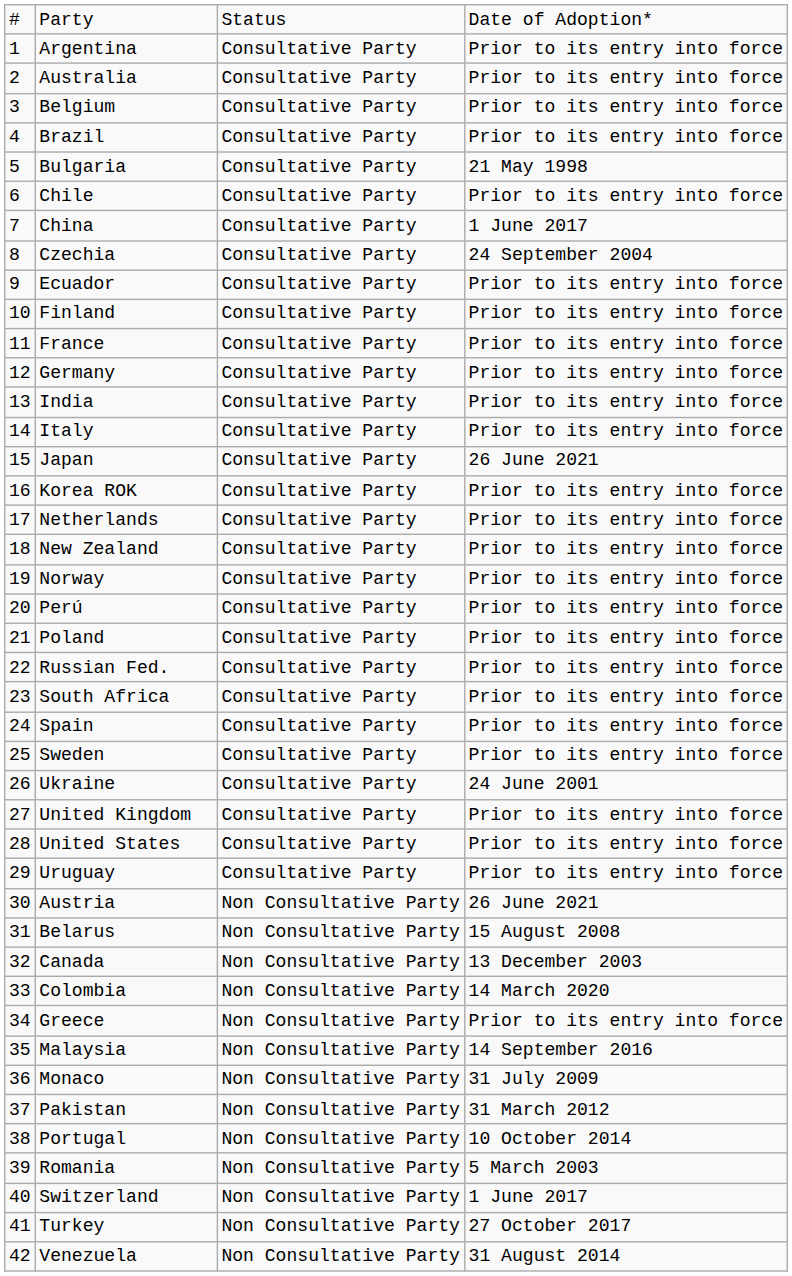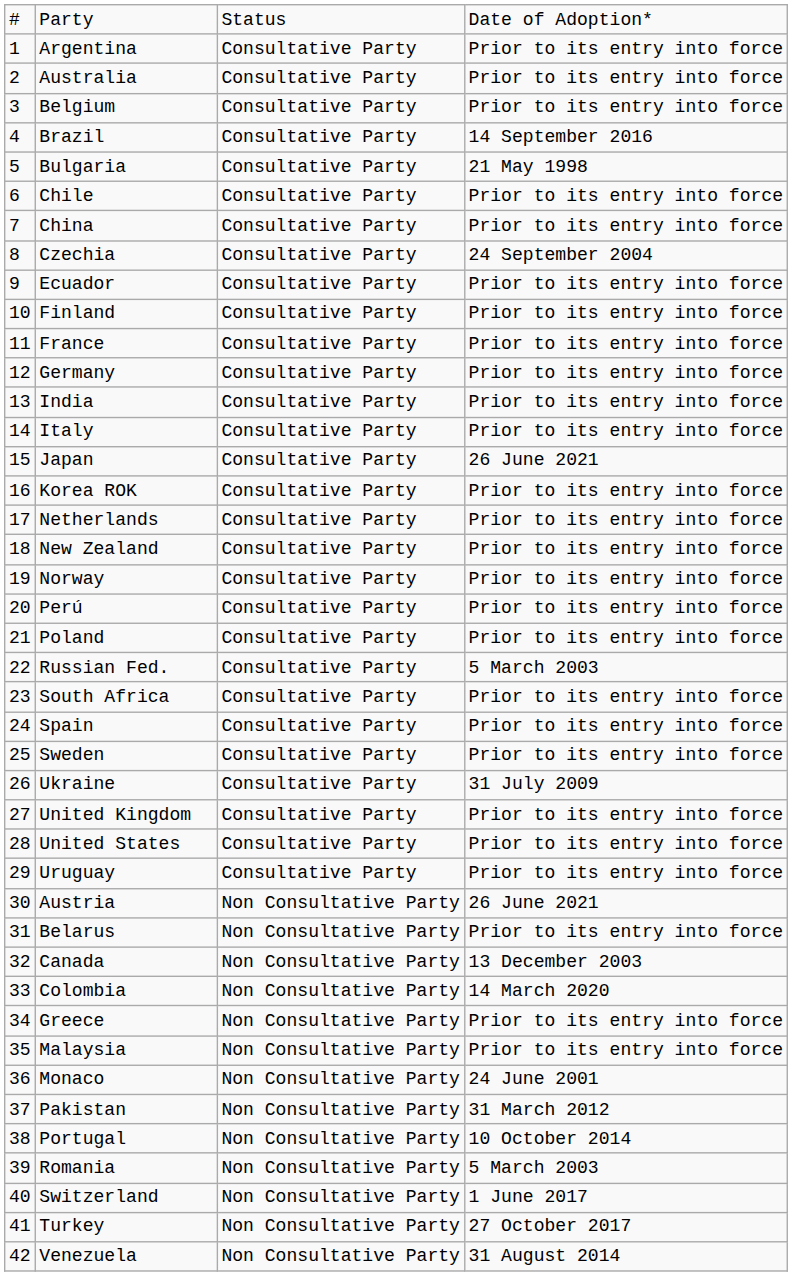(626, 137) Prior to its entry into force -> (561, 137) 14 September 2016
(528, 226) 1 June 2017 -> (626, 226) Prior to its entry into force
(626, 667) Prior to its entry into force -> (534, 667) 5 March 2003
(534, 785) 24 June 2001 -> (534, 785) 31 July 2009
(544, 932) 15 August 2008 -> (626, 932) Prior to its entry into force
(561, 1050) 14 September 2016 -> (626, 1050) Prior to its entry into force
(534, 1080) 31 July 2009 -> (534, 1080) 24 June 2001
